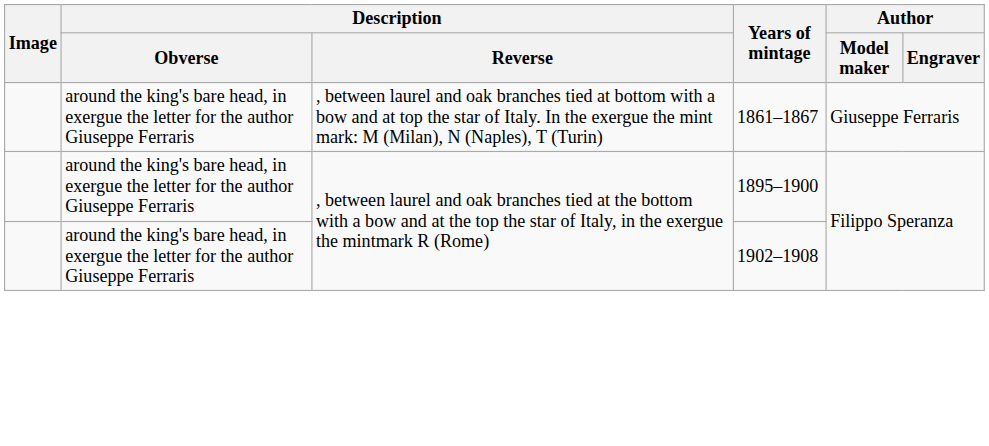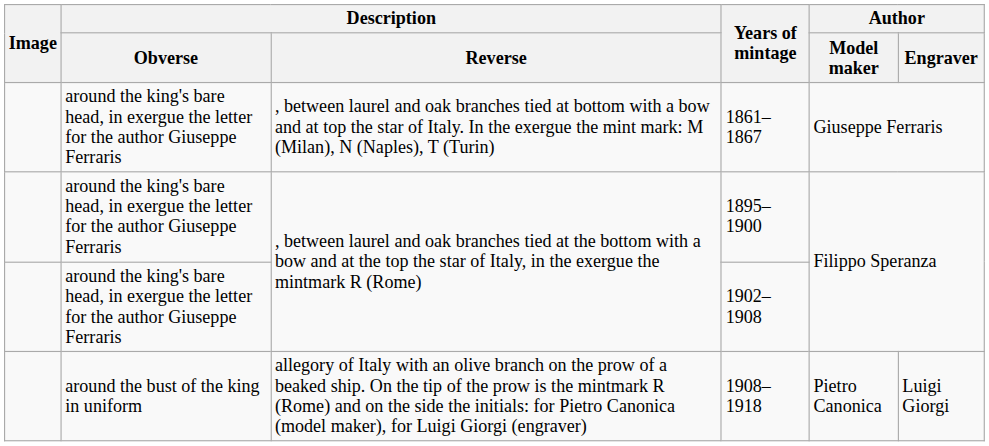+ row: (748, 396)
